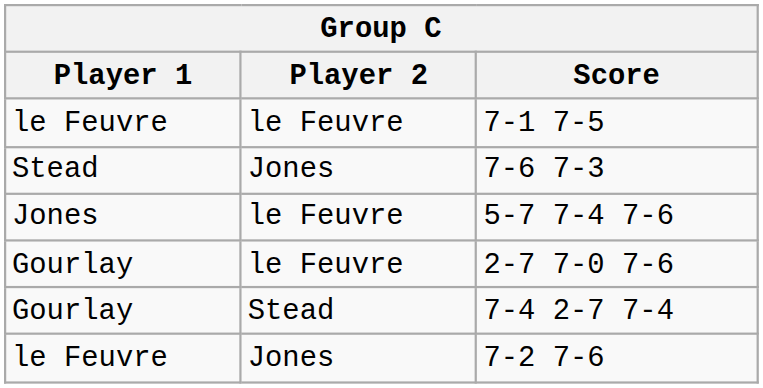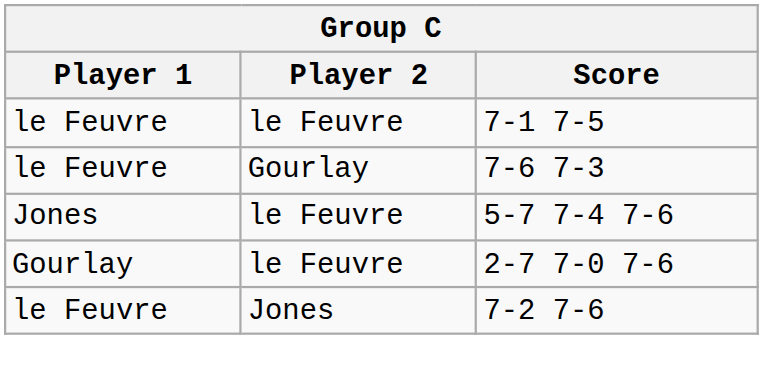(55, 170) Stead -> (90, 170) le Feuvre
(291, 170) Jones -> (308, 170) Gourlay
- row: (579, 311)
